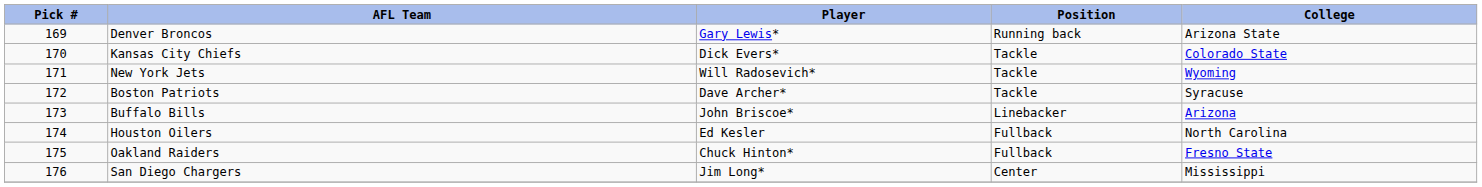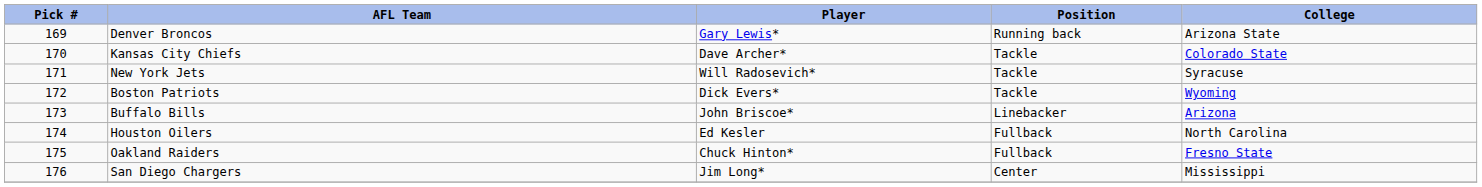(739, 54) Dick Evers* -> (743, 54) Dave Archer*
(1211, 73) Wyoming -> (1214, 73) Syracuse
(743, 93) Dave Archer* -> (739, 93) Dick Evers*
(1214, 93) Syracuse -> (1211, 93) Wyoming
